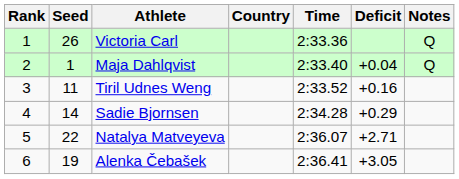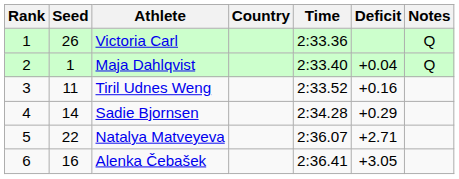(70, 161) 19 -> (70, 161) 16
